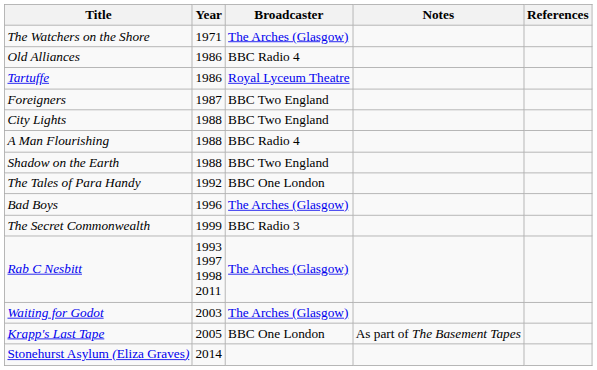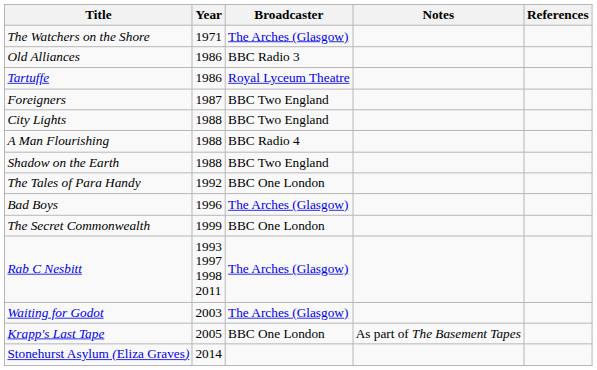(264, 57) BBC Radio 4 -> (264, 57) BBC Radio 3
(264, 225) BBC Radio 3 -> (276, 225) BBC One London
